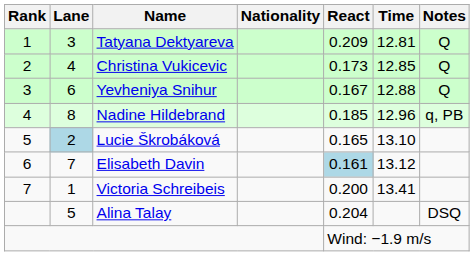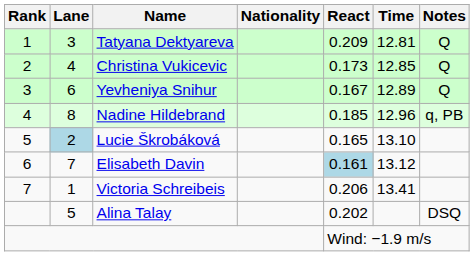(396, 90) 12.88 -> (396, 90) 12.89
(348, 189) 0.200 -> (348, 189) 0.206
(348, 213) 0.204 -> (348, 213) 0.202
